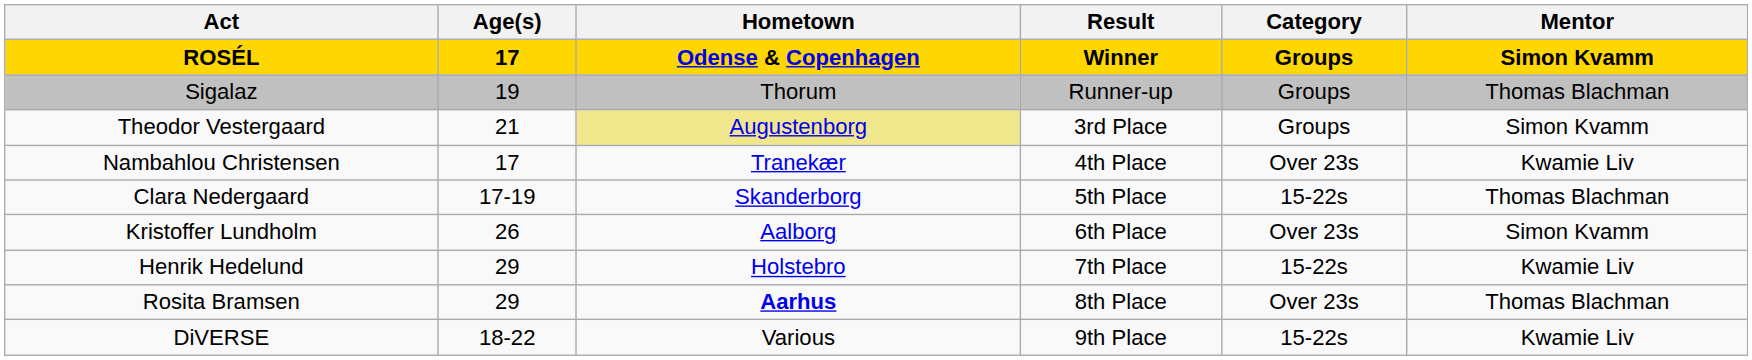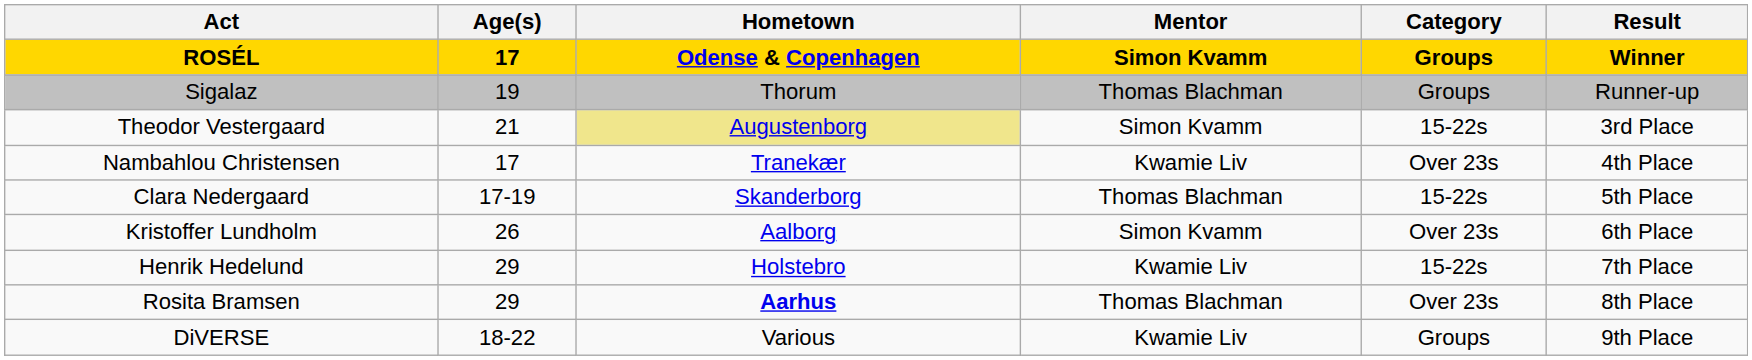columns swapped: (1577, 22) <-> (1121, 22)
(1314, 127) Groups -> (1454, 127) 15-22s
(1314, 337) 15-22s -> (1454, 337) Groups
